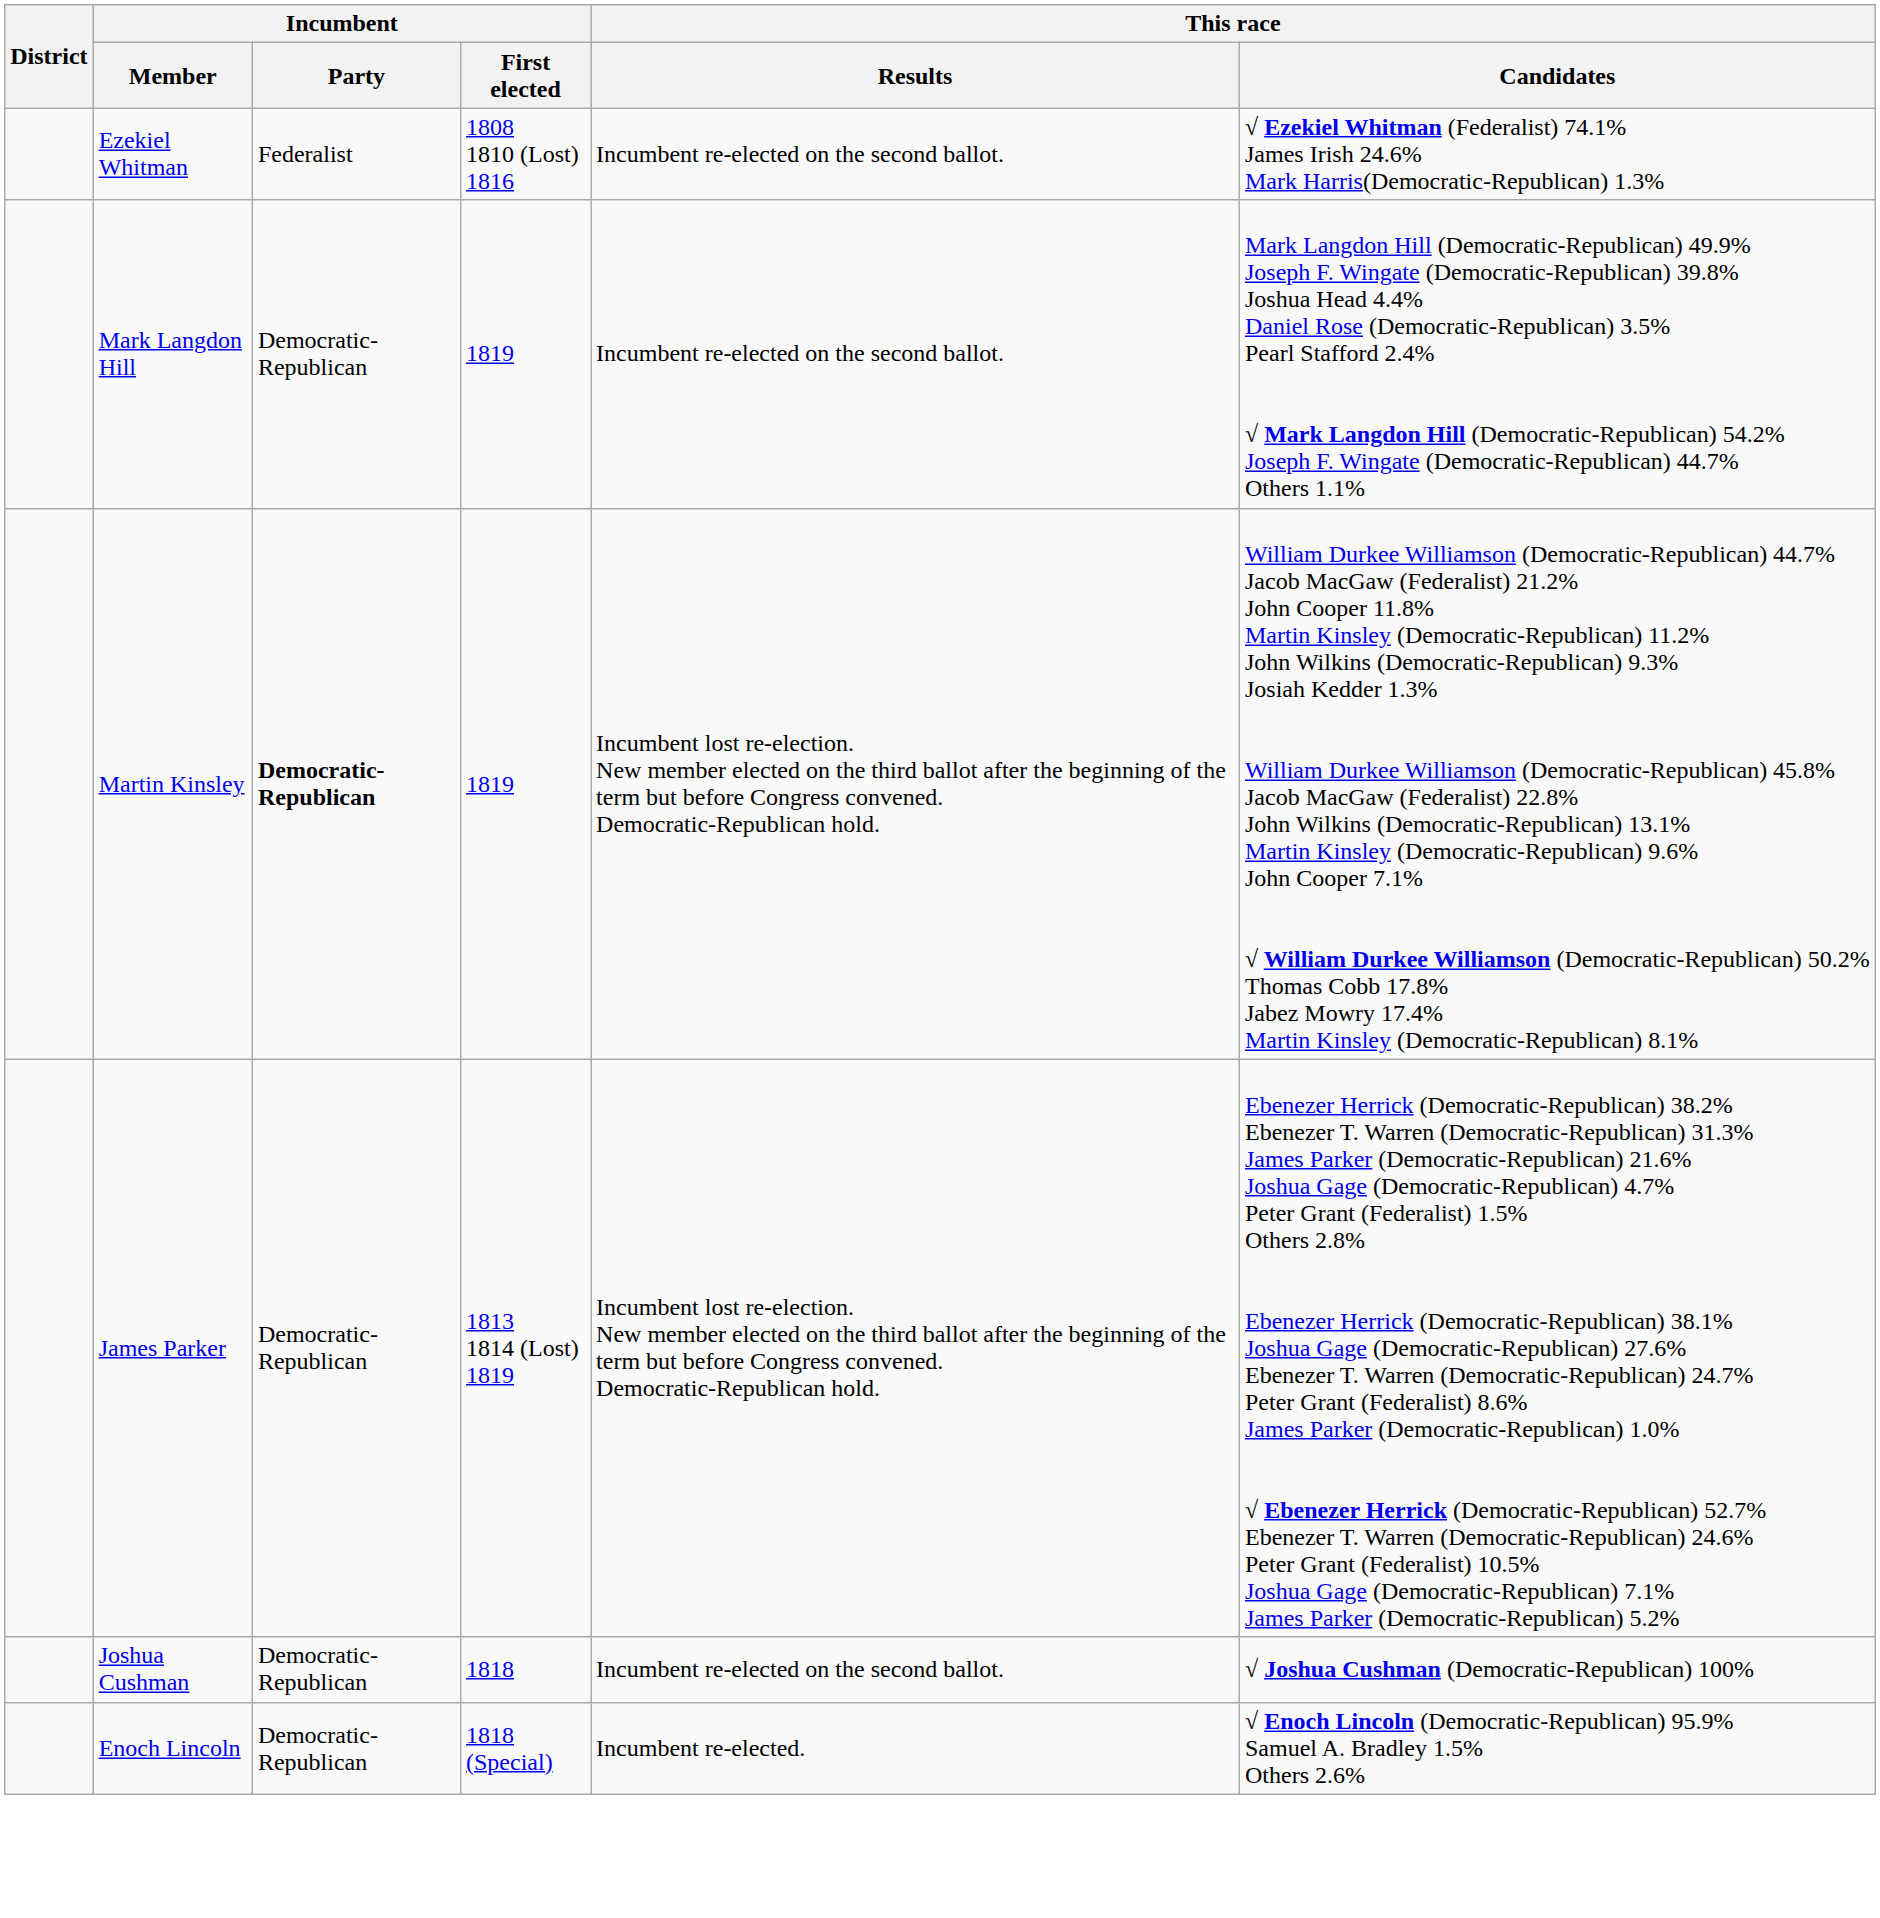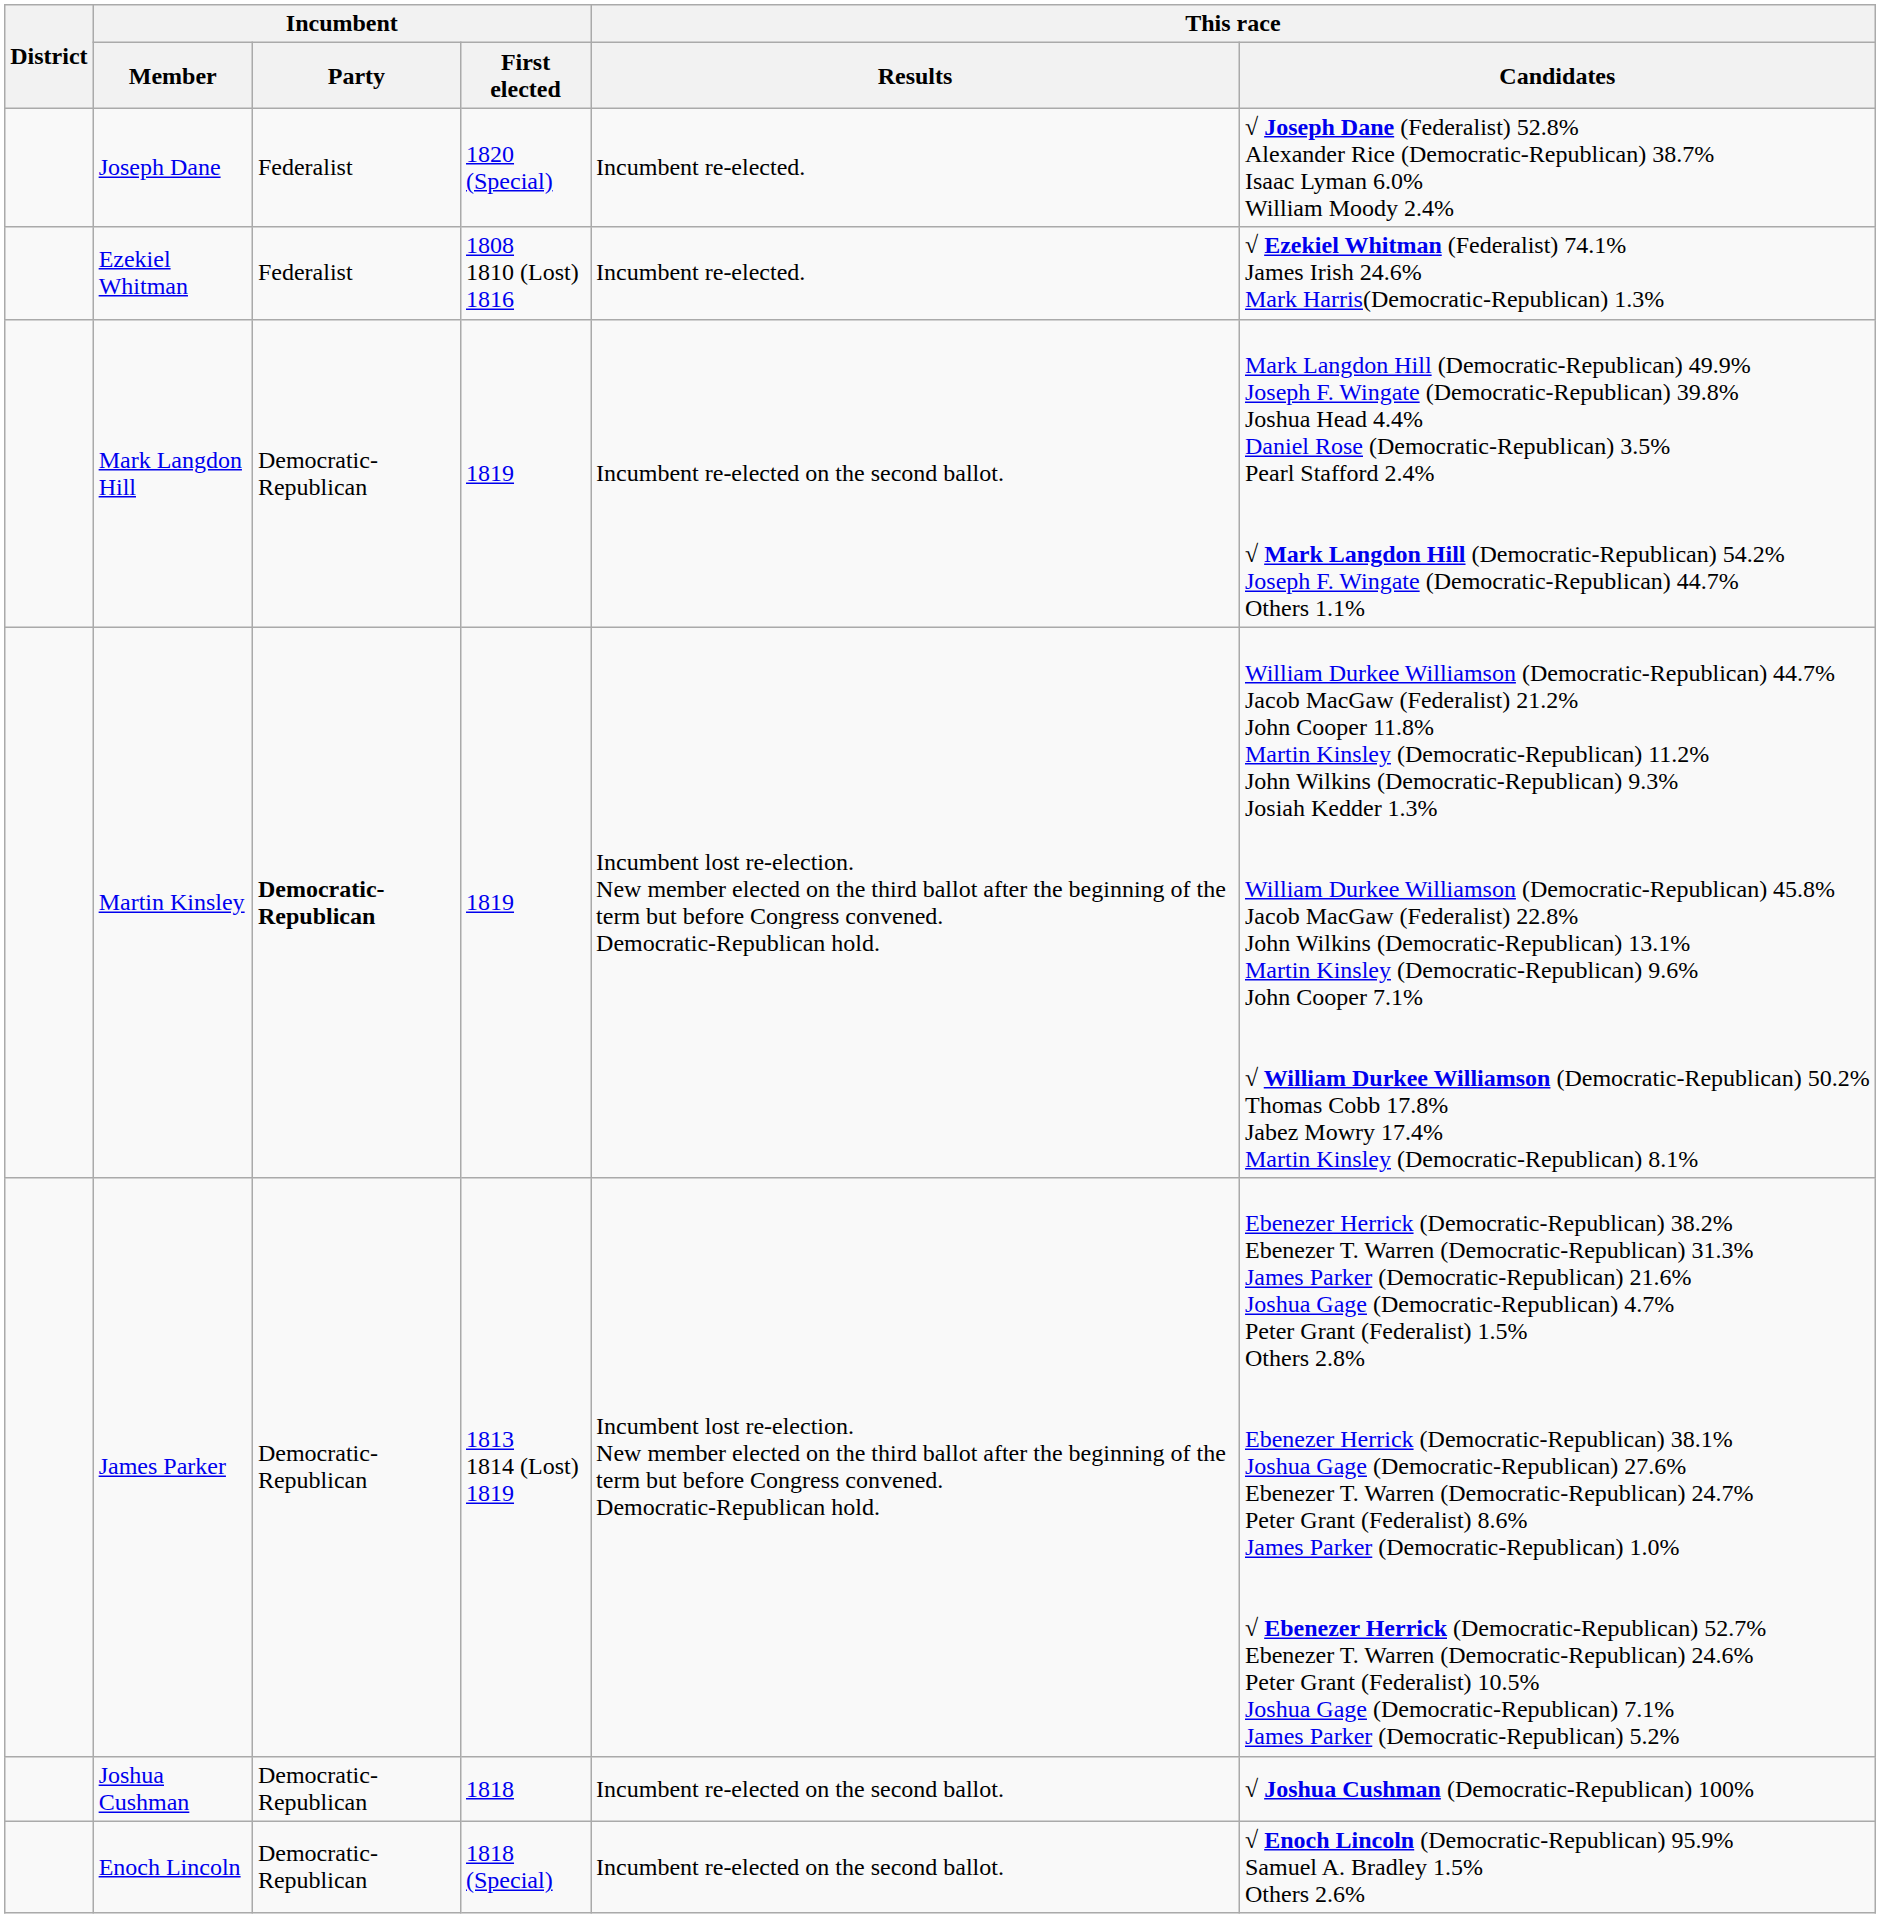+ row: (160, 167)
(800, 153) Incumbent re-elected on the second ballot. -> (701, 272) Incumbent re-elected.
(701, 1747) Incumbent re-elected. -> (800, 1867) Incumbent re-elected on the second ballot.
